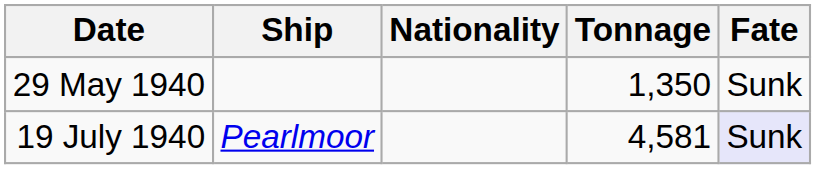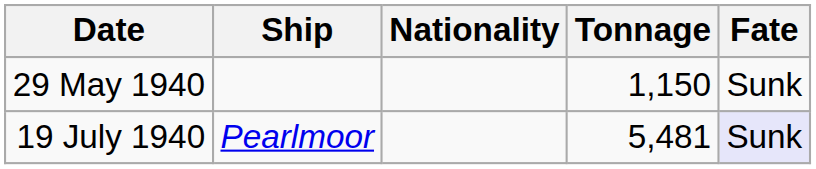(669, 83) 1,350 -> (669, 83) 1,150
(669, 136) 4,581 -> (669, 136) 5,481
